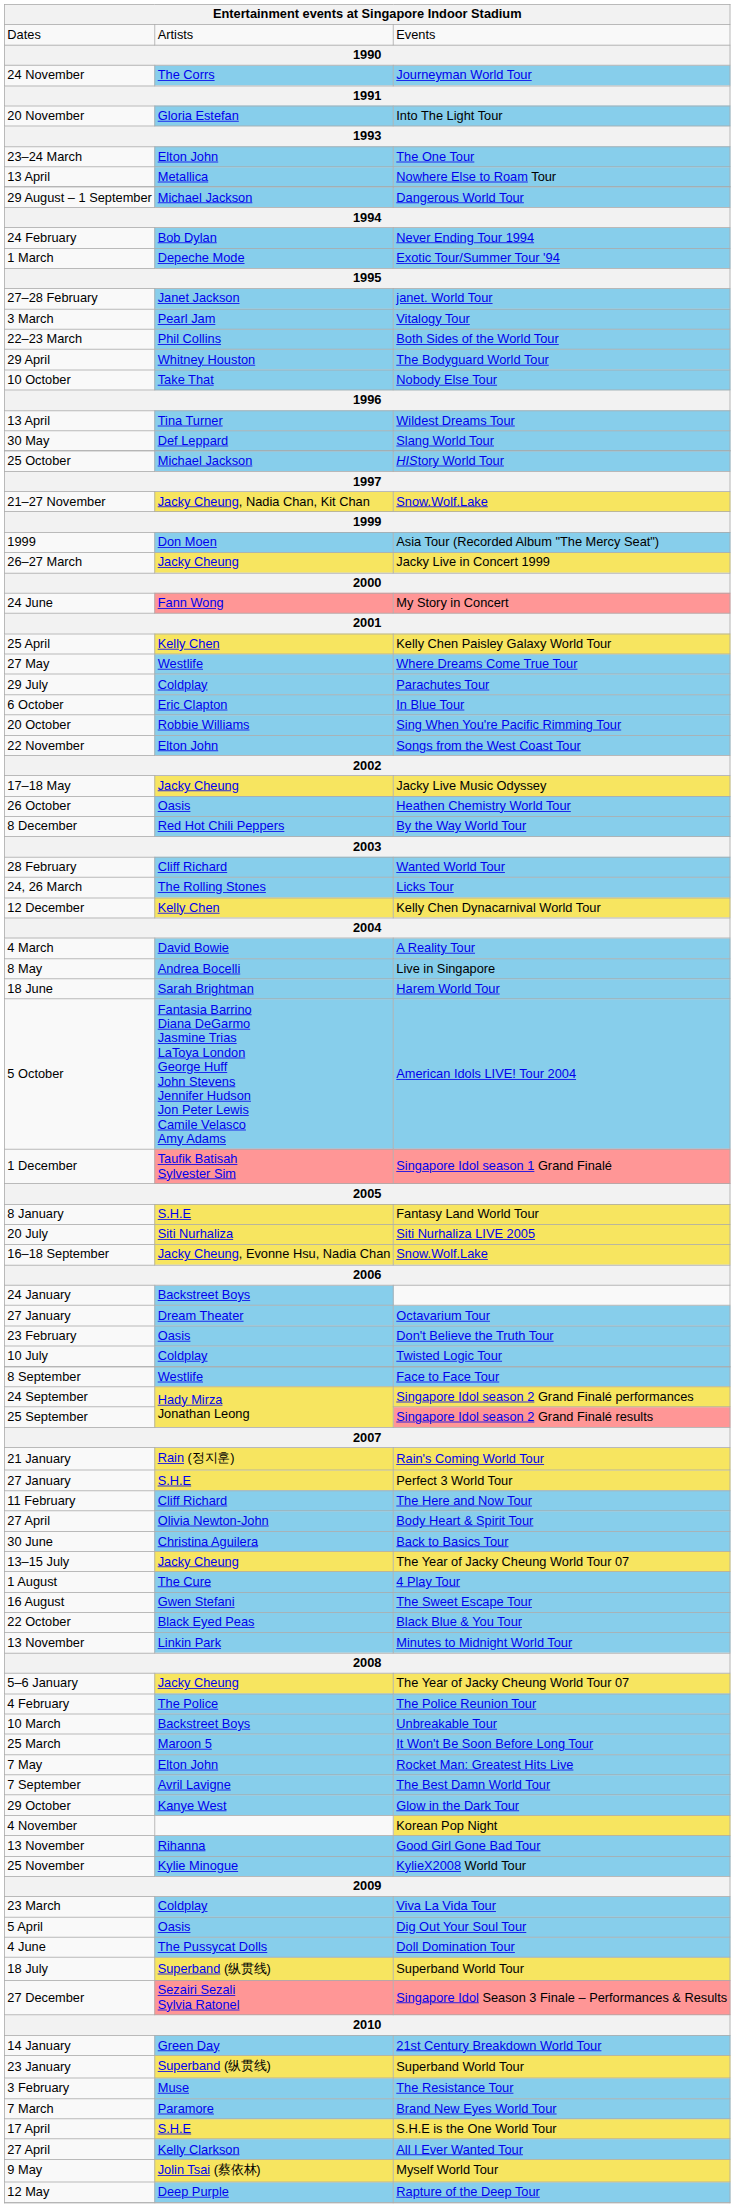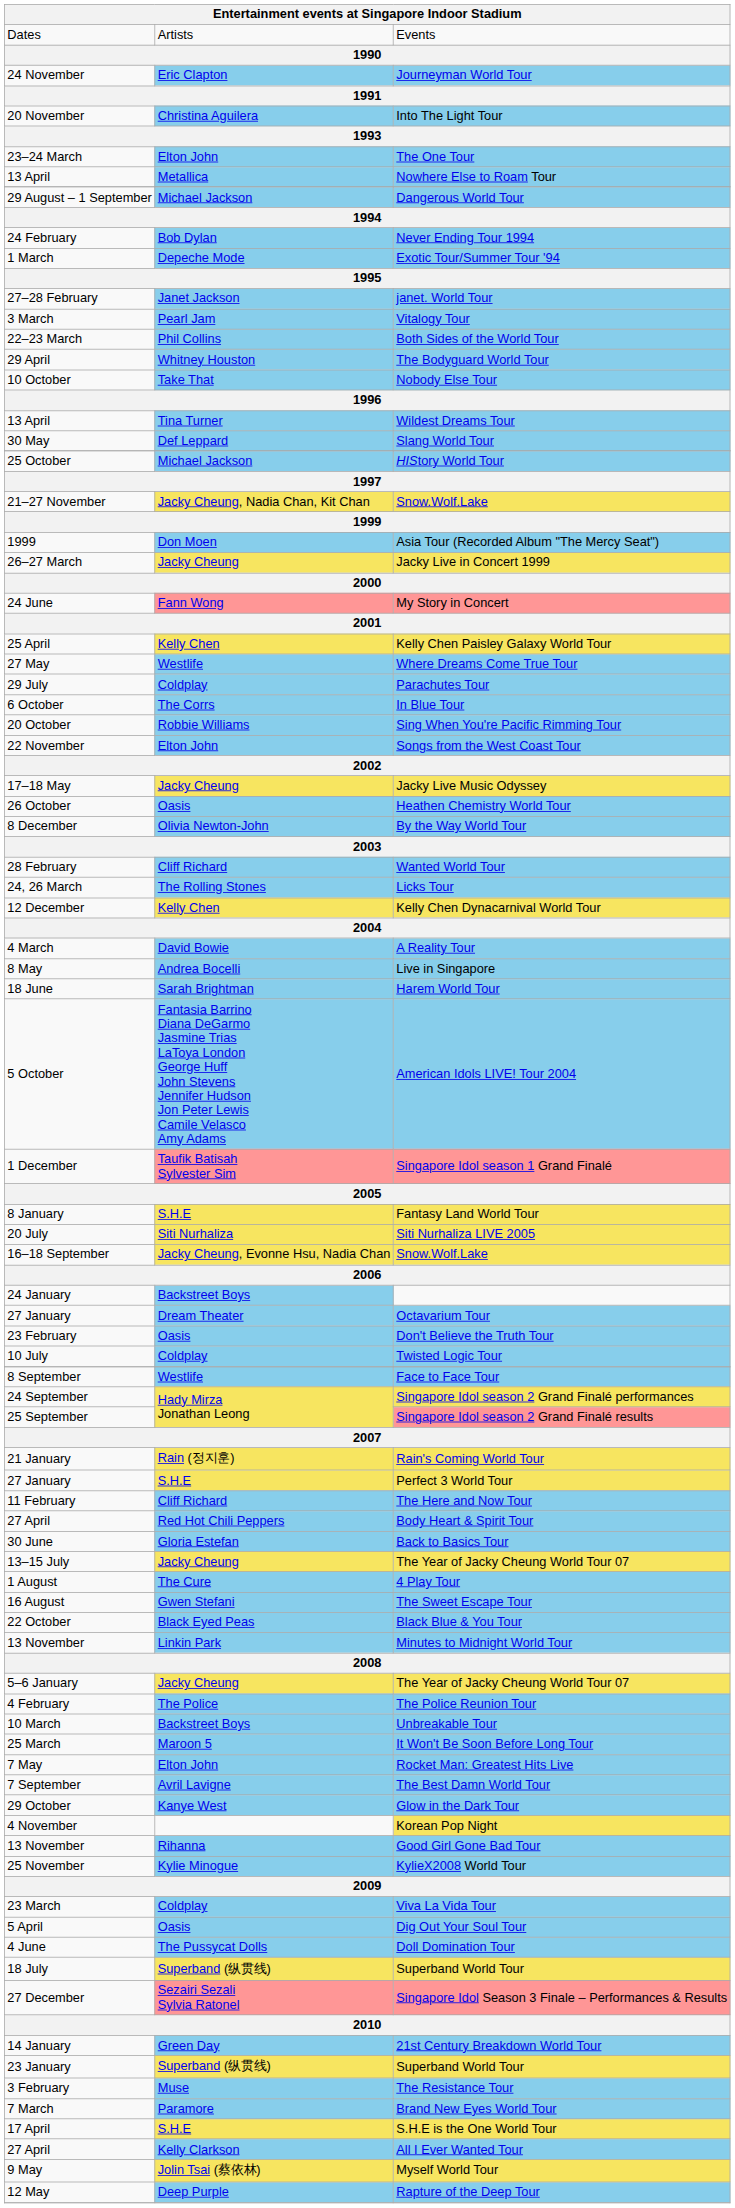(186, 75) The Corrs -> (193, 75) Eric Clapton
(198, 116) Gloria Estefan -> (208, 116) Christina Aguilera
(193, 704) Eric Clapton -> (186, 704) The Corrs
(221, 826) Red Hot Chili Peppers -> (213, 826) Olivia Newton-John
(213, 1521) Olivia Newton-John -> (221, 1521) Red Hot Chili Peppers
(208, 1541) Christina Aguilera -> (198, 1541) Gloria Estefan
